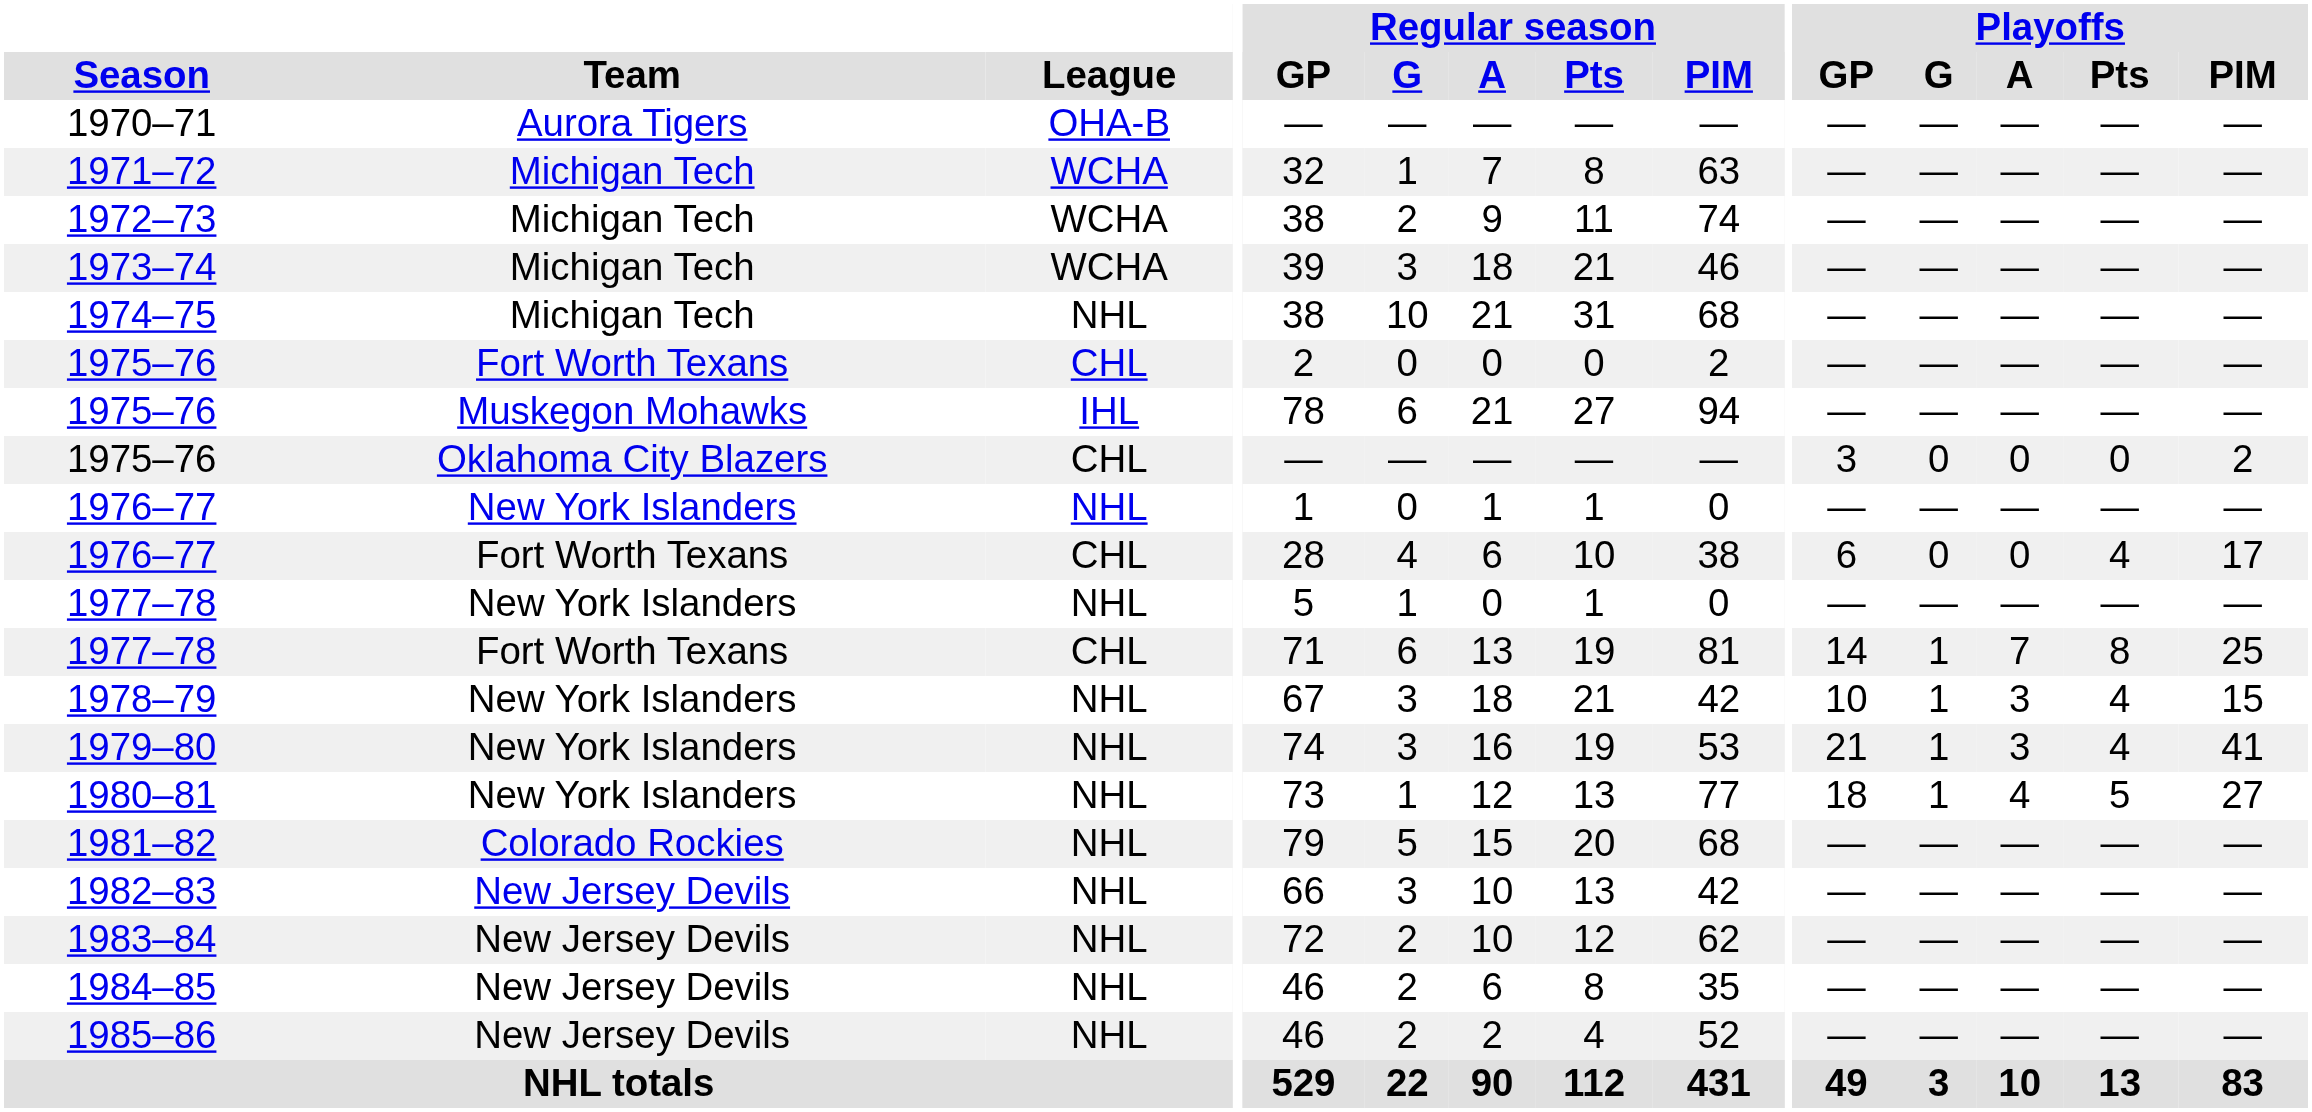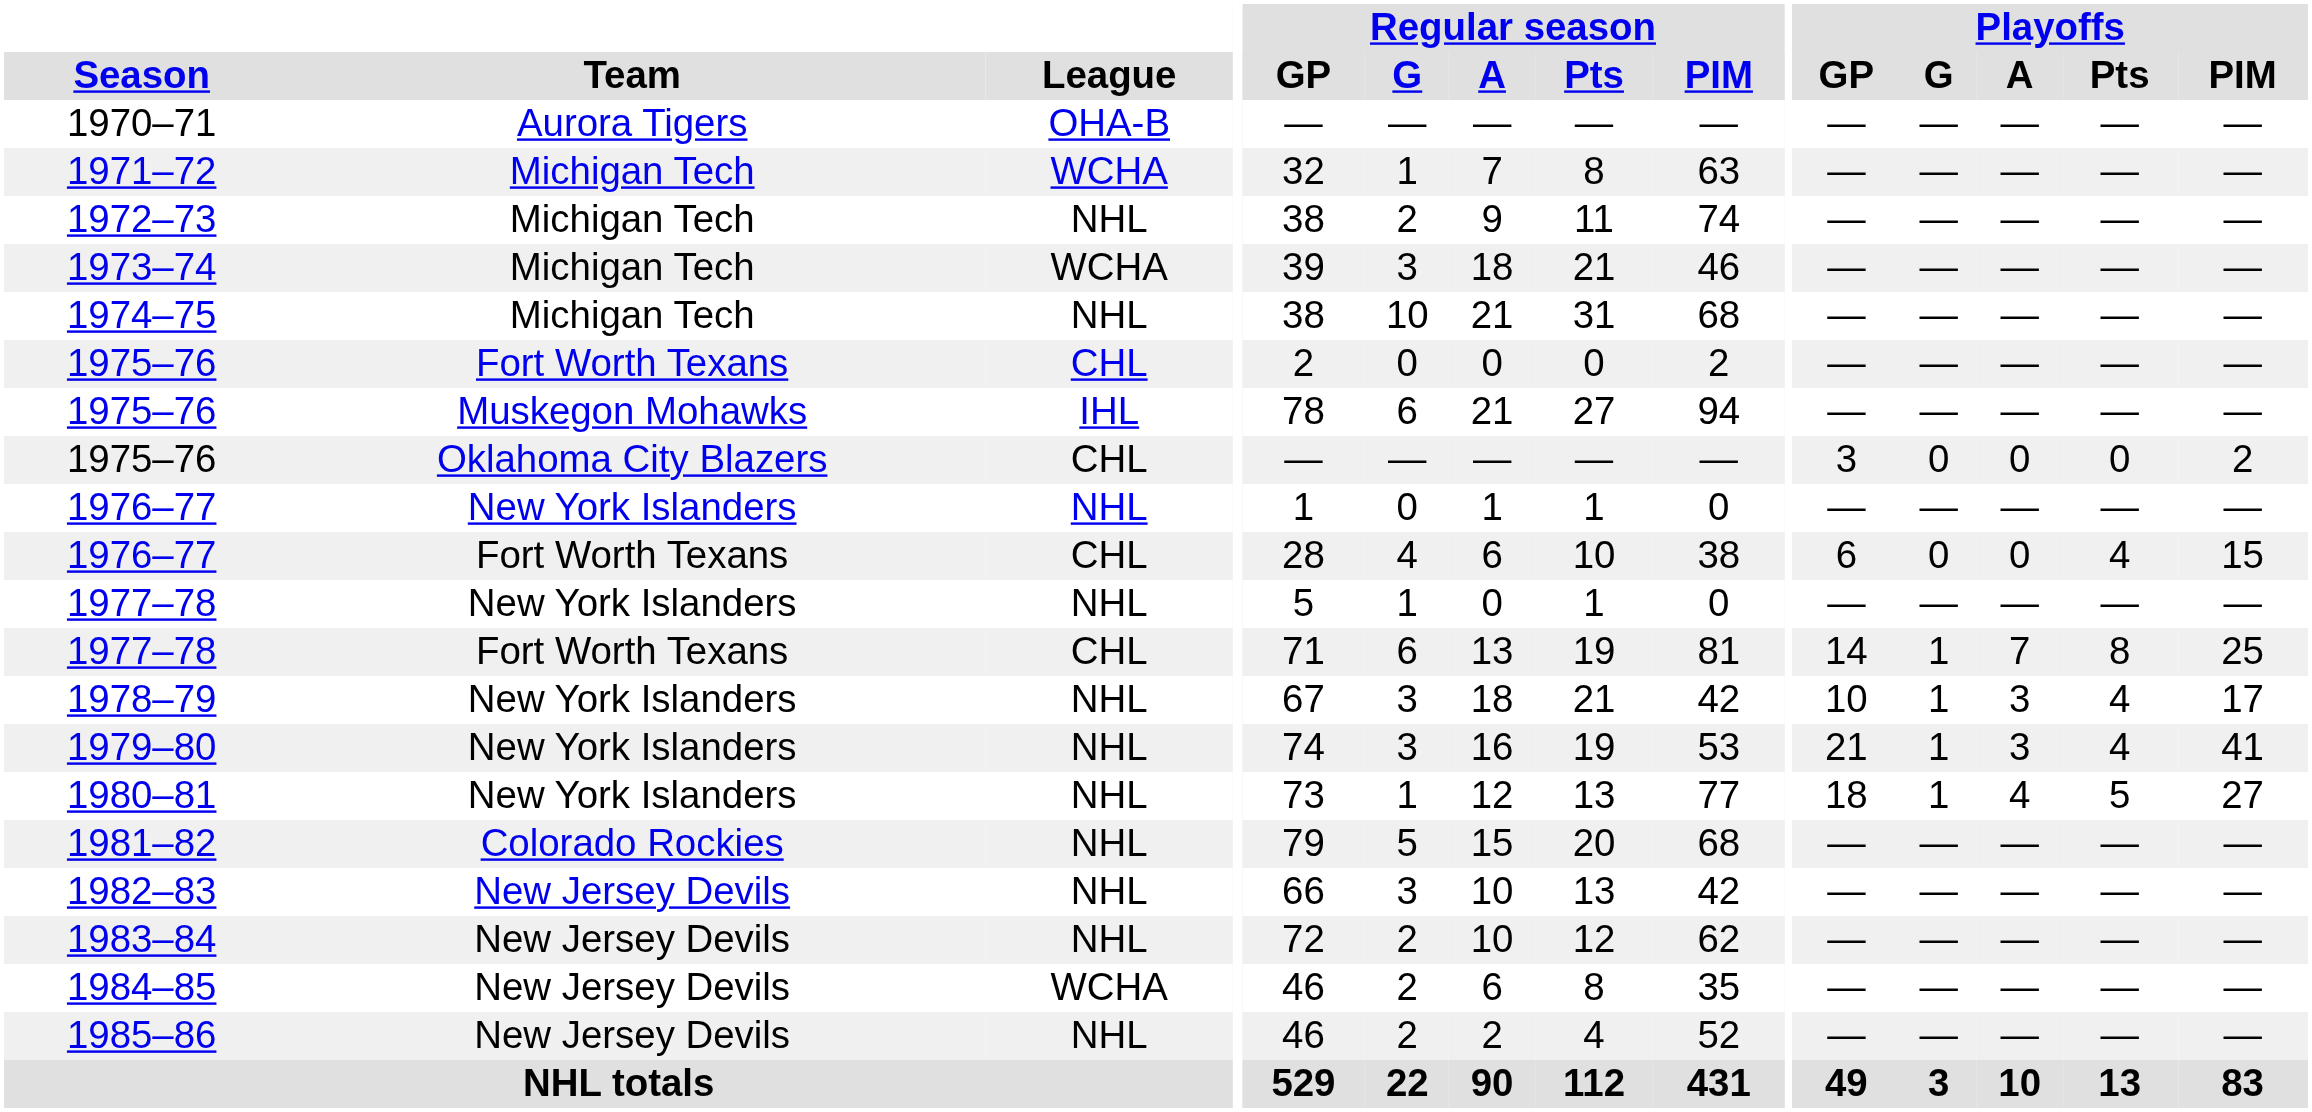(1109, 219) WCHA -> (1109, 219) NHL
(2243, 555) 17 -> (2243, 555) 15
(2243, 699) 15 -> (2243, 699) 17
(1109, 987) NHL -> (1109, 987) WCHA
